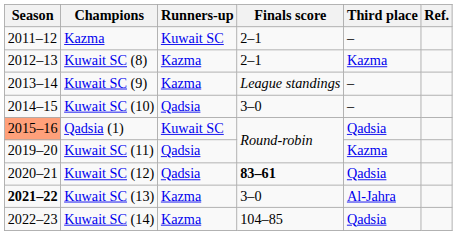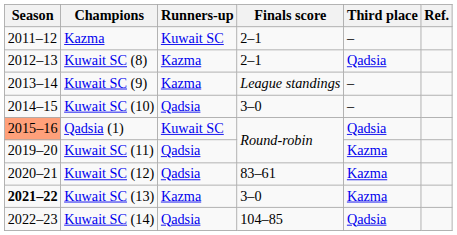(367, 60) Kazma -> (367, 60) Qadsia
(258, 173) bold -> (258, 173) normal
(367, 173) Qadsia -> (367, 173) Kazma
(371, 196) Al-Jahra -> (367, 196) Kazma
(181, 219) Kazma -> (181, 219) Qadsia
